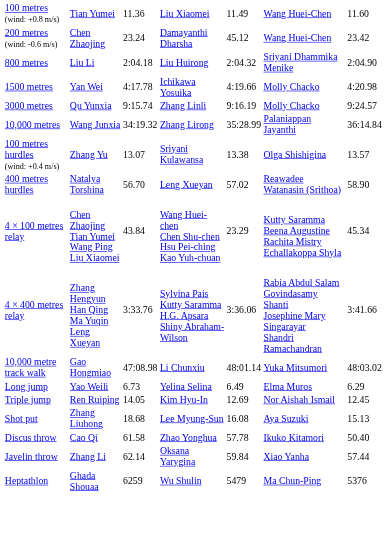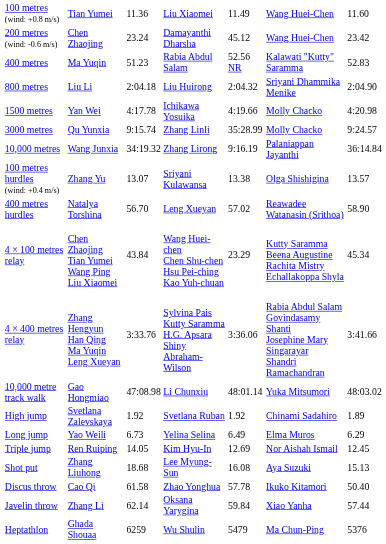+ row: (26, 62)
(241, 106) 9:16.19 -> (245, 130) 35:28.99
(244, 125) 35:28.99 -> (243, 149) 9:16.19
+ row: (26, 416)
